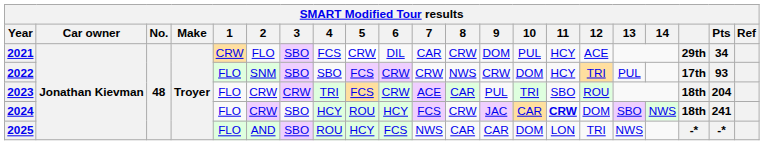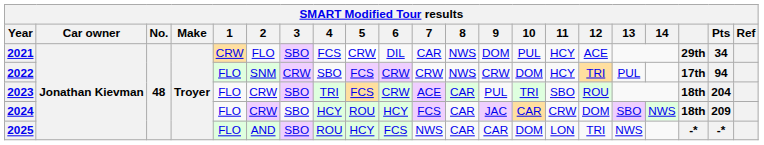(463, 53) CRW -> (462, 53) NWS
(297, 72) SBO -> (297, 72) CRW
(721, 72) 93 -> (721, 72) 94
(297, 92) CRW -> (297, 92) SBO
(463, 111) CRW -> (462, 111) CAR
(563, 111) bold -> (562, 111) normal
(721, 111) 241 -> (721, 111) 209
